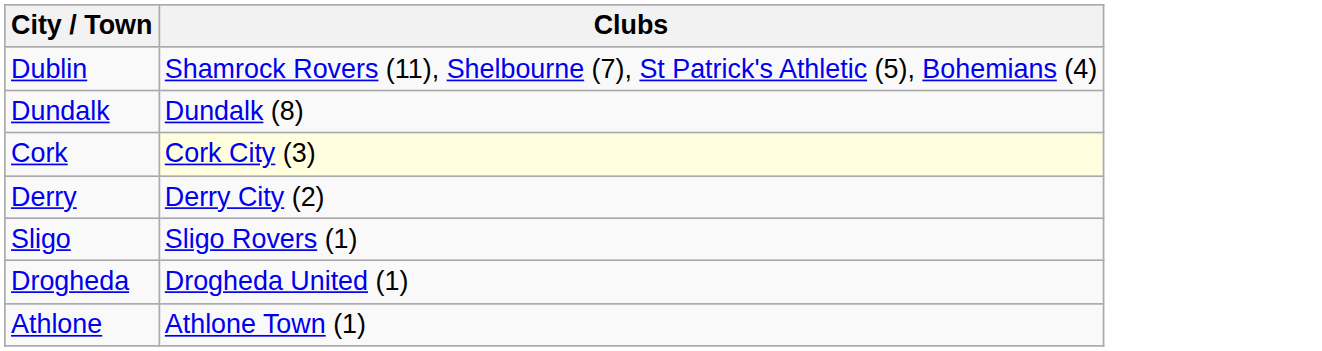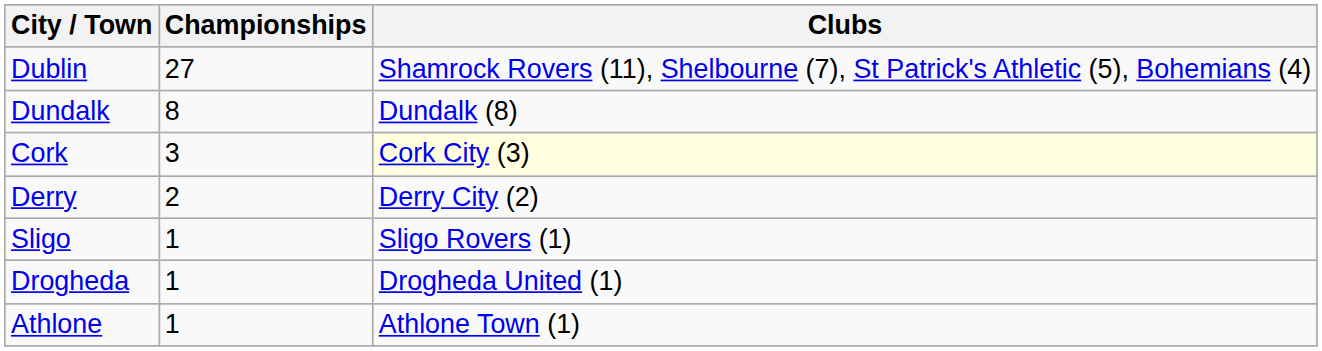+ column: (266, 25)
